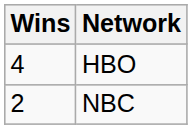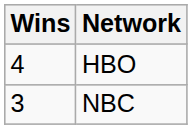(18, 104) 2 -> (18, 104) 3
